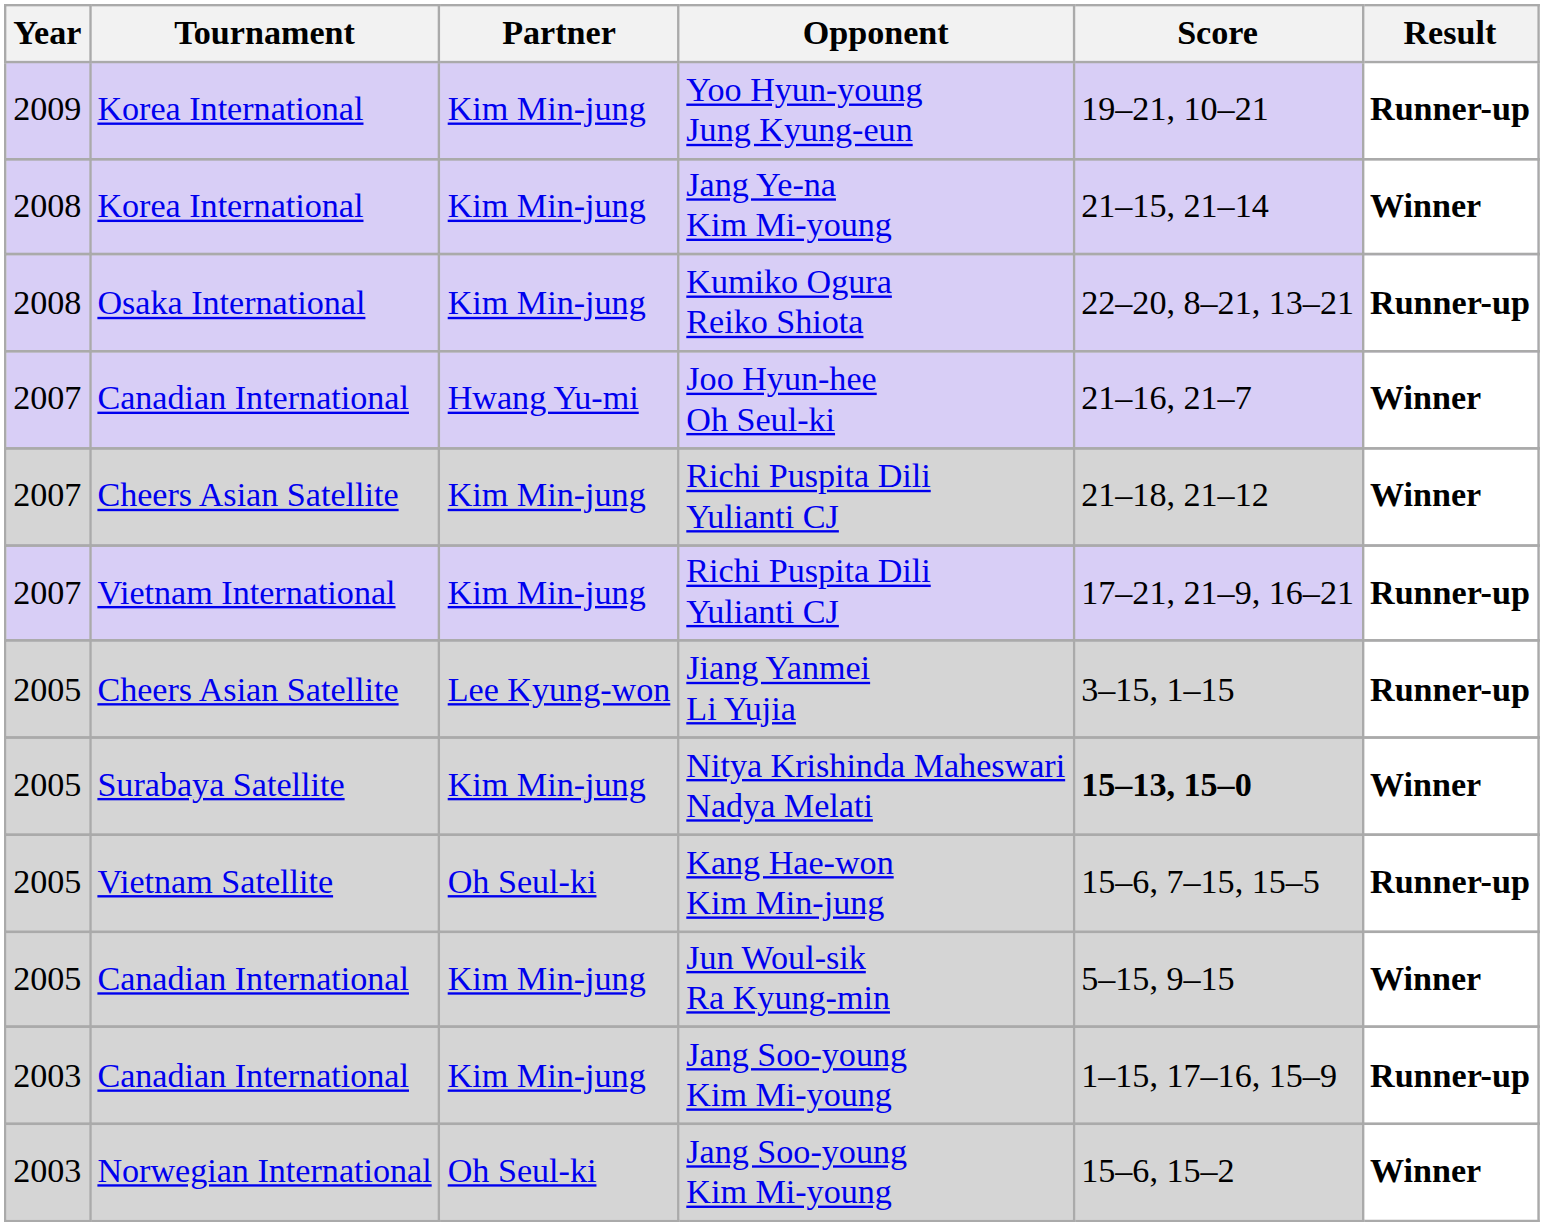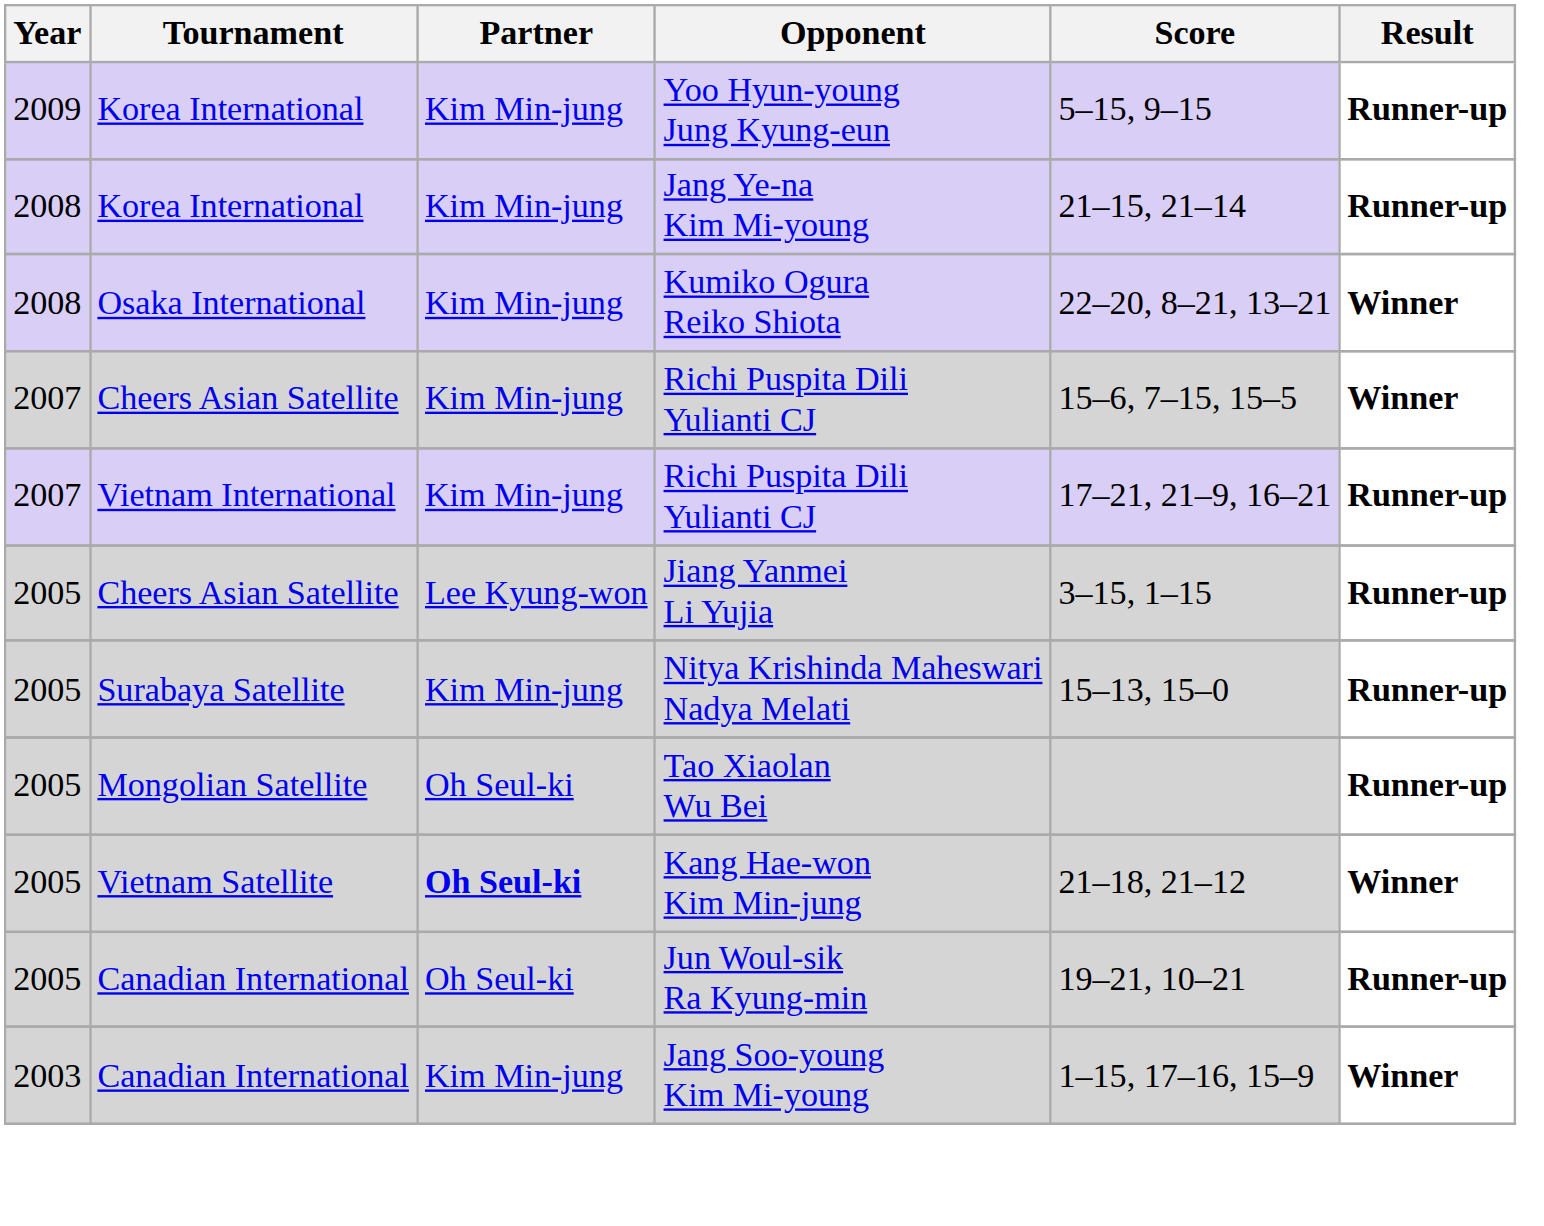(1175, 109) 19–21, 10–21 -> (1135, 109) 5–15, 9–15
(1426, 206) Winner -> (1427, 206) Runner-up
(1450, 302) Runner-up -> (1403, 302) Winner
- row: (253, 399)
(1175, 495) 21–18, 21–12 -> (1178, 399) 15–6, 7–15, 15–5
(1166, 785) bold -> (1144, 688) normal
(1426, 785) Winner -> (1427, 688) Runner-up
+ row: (232, 785)
(522, 882) normal -> (503, 882) bold
(1201, 882) 15–6, 7–15, 15–5 -> (1152, 882) 21–18, 21–12
(1450, 882) Runner-up -> (1403, 882) Winner
(547, 978) Kim Min-jung -> (499, 978) Oh Seul-ki
(1158, 978) 5–15, 9–15 -> (1152, 978) 19–21, 10–21
(1426, 978) Winner -> (1427, 978) Runner-up
(1450, 1075) Runner-up -> (1403, 1075) Winner
- row: (265, 1171)
